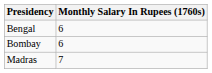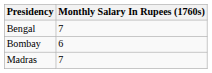(61, 28) 6 -> (61, 28) 7
